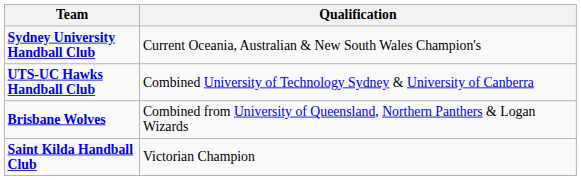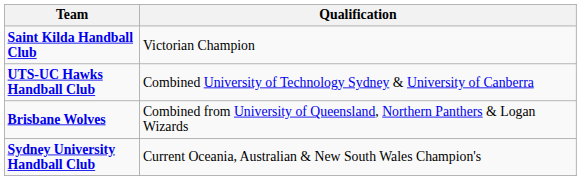rows swapped: (61, 44) <-> (70, 156)
